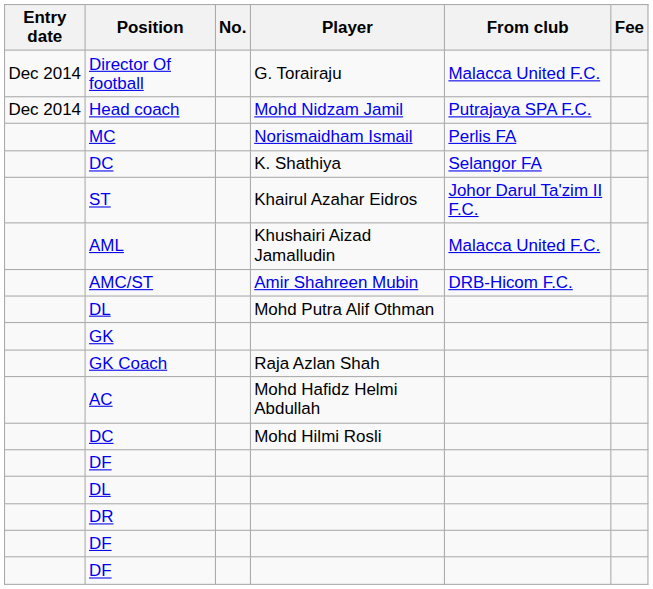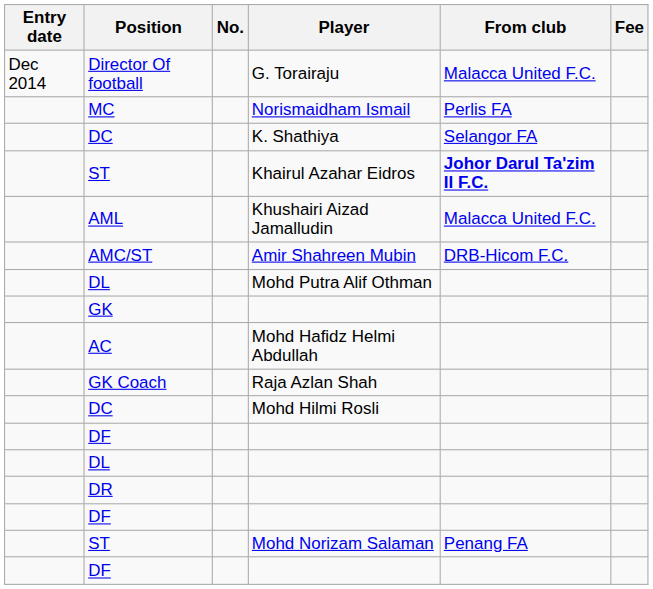- row: (134, 109)
(525, 200) normal -> (519, 173) bold
rows swapped: (101, 399) <-> (128, 363)
+ row: (99, 543)
